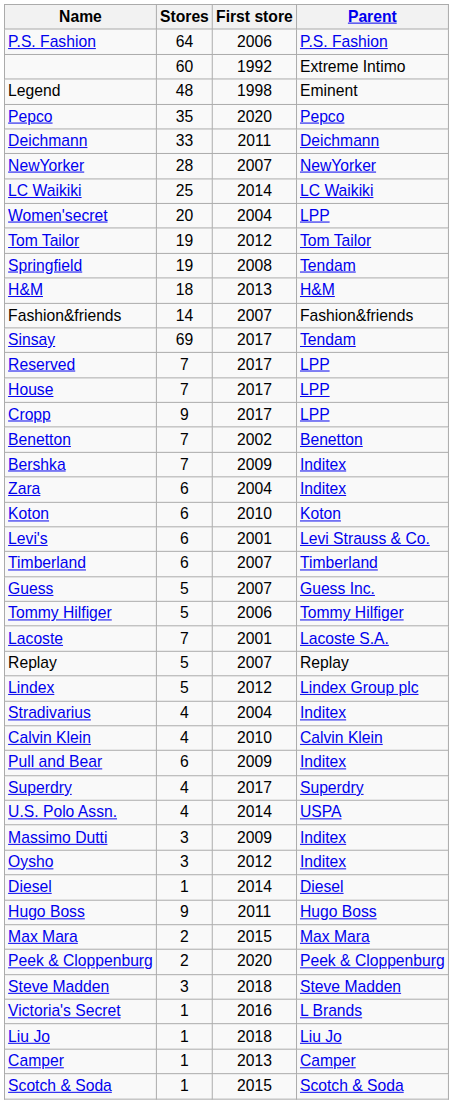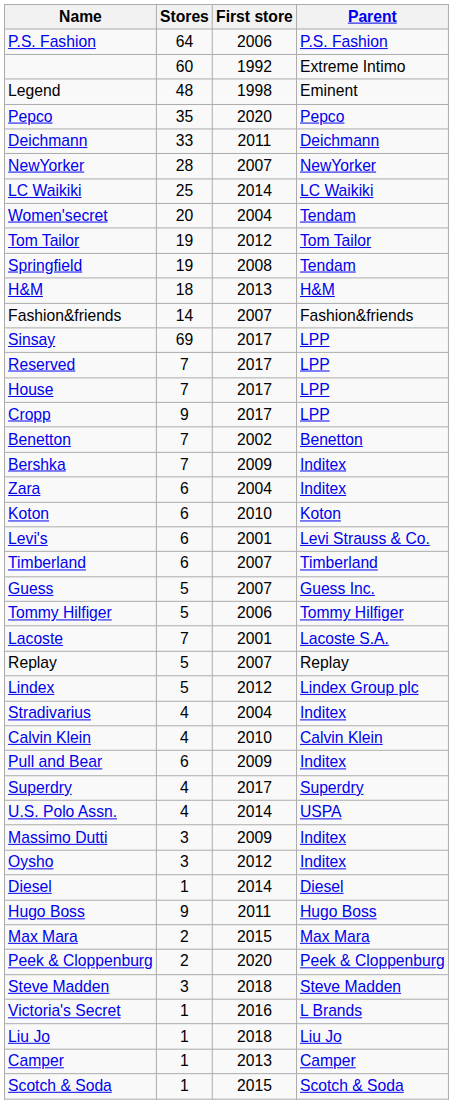(315, 215) LPP -> (328, 215) Tendam
(328, 340) Tendam -> (315, 340) LPP
